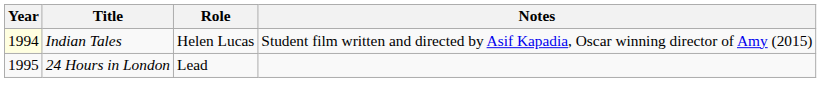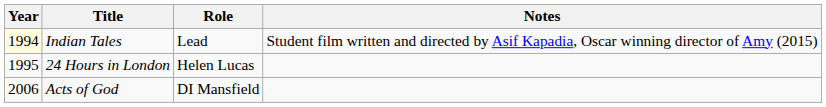(216, 41) Helen Lucas -> (192, 41) Lead
(192, 65) Lead -> (216, 65) Helen Lucas
+ row: (82, 89)
